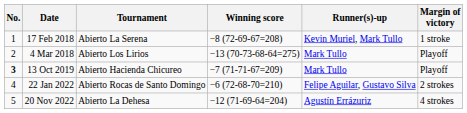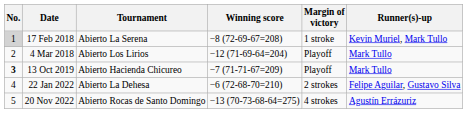columns swapped: (440, 18) <-> (360, 18)
(13, 39) no background -> (13, 39) lightgrey background
(255, 54) −13 (70-73-68-64=275) -> (248, 54) −12 (71-69-64=204)
(142, 85) Abierto Rocas de Santo Domingo -> (114, 85) Abierto La Dehesa
(114, 101) Abierto La Dehesa -> (142, 101) Abierto Rocas de Santo Domingo
(248, 101) −12 (71-69-64=204) -> (255, 101) −13 (70-73-68-64=275)
